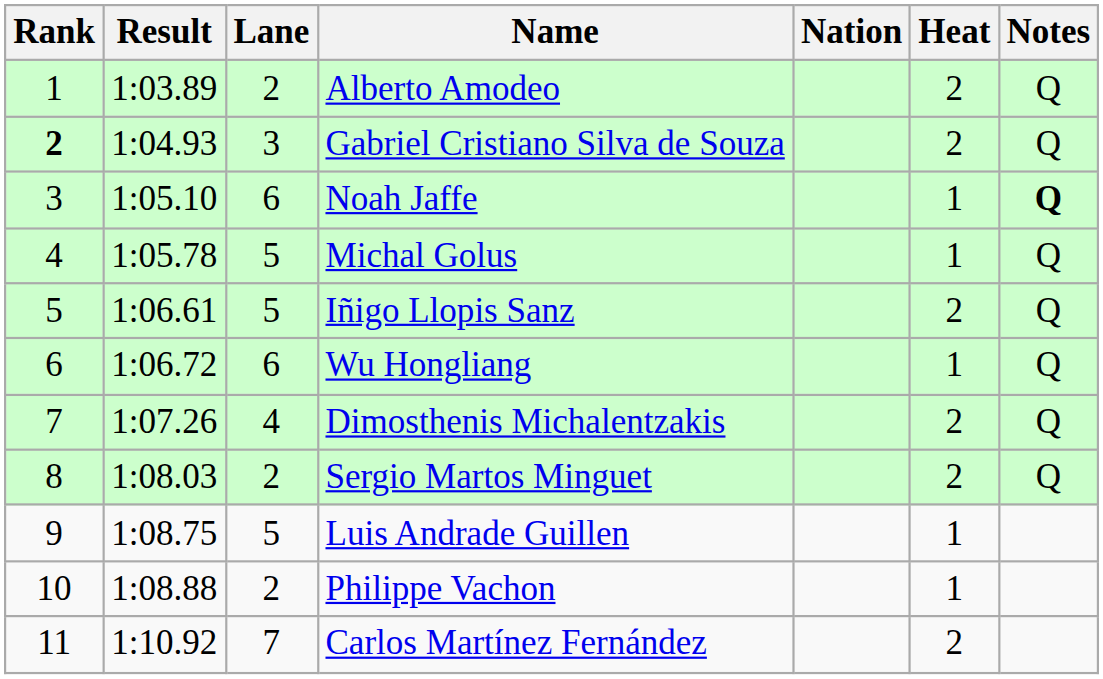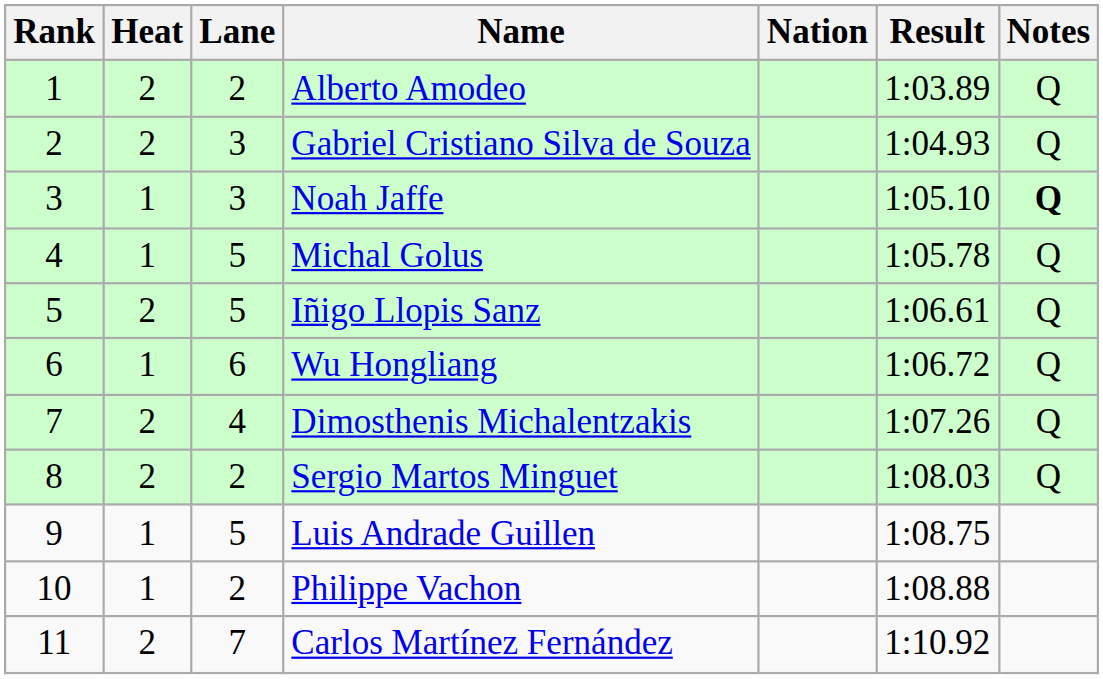columns swapped: (954, 32) <-> (164, 32)
(54, 143) bold -> (54, 143) normal
(271, 198) 6 -> (237, 198) 3
